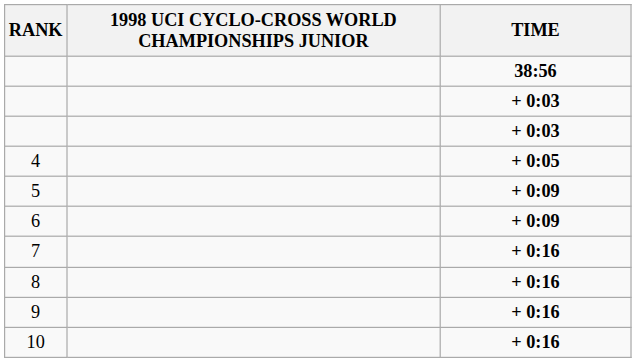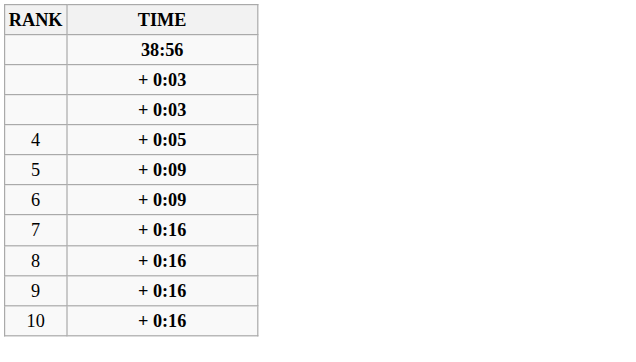- column: (253, 30)
